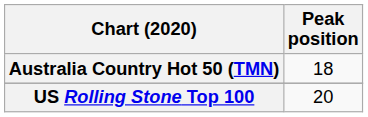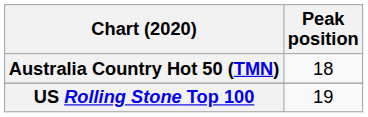(323, 97) 20 -> (323, 97) 19
